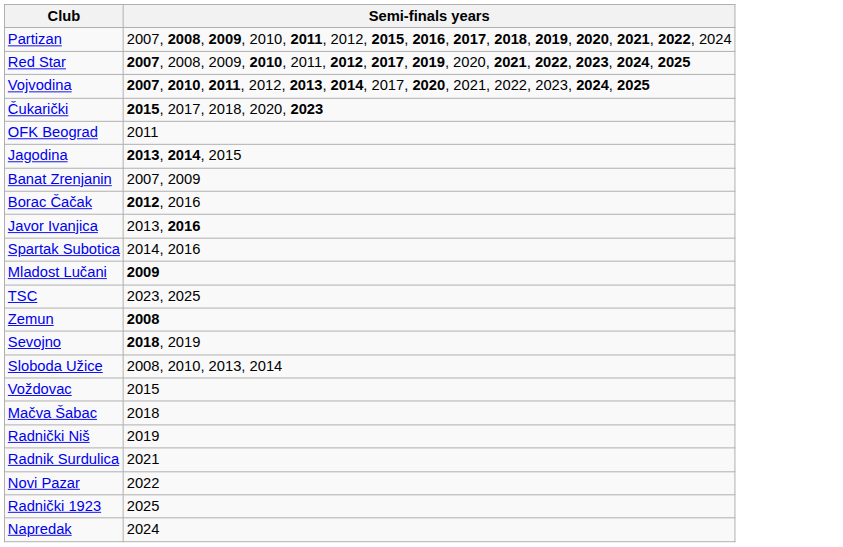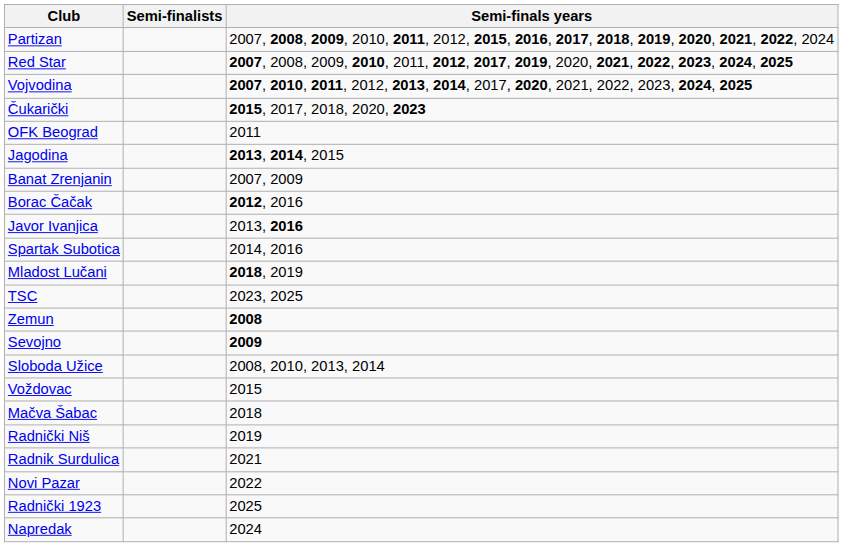+ column: (175, 16)
(143, 272) 2009 -> (266, 272) 2018, 2019
(164, 343) 2018, 2019 -> (246, 343) 2009
